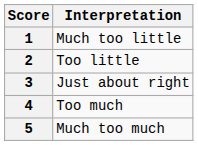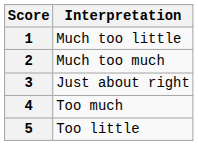(98, 61) Too little -> (110, 61) Much too much
(110, 129) Much too much -> (98, 129) Too little
